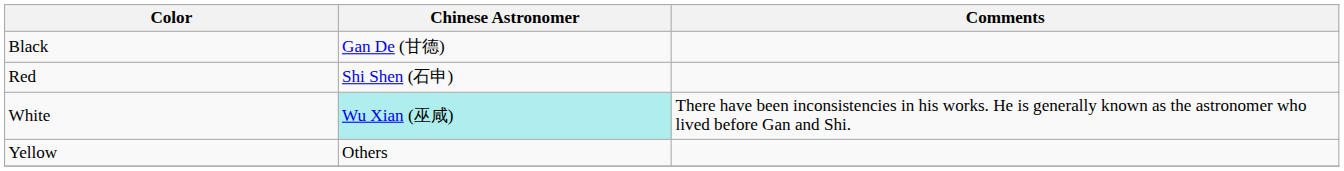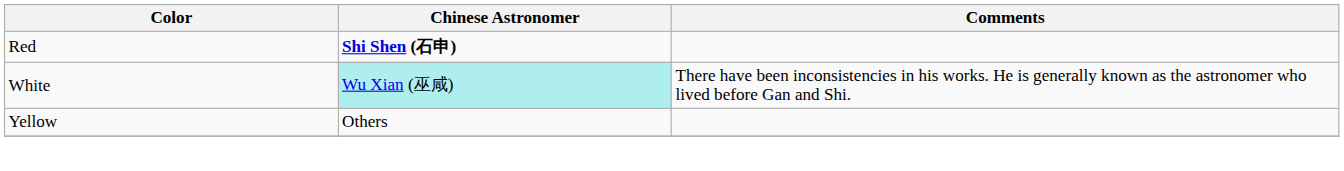- row: (28, 46)
(398, 76) normal -> (399, 46) bold
